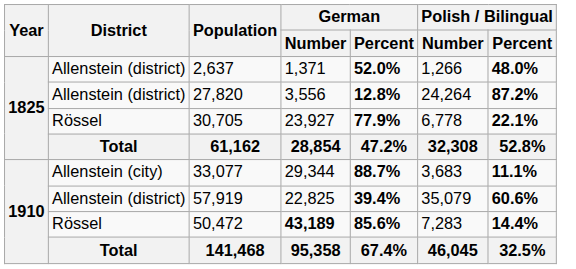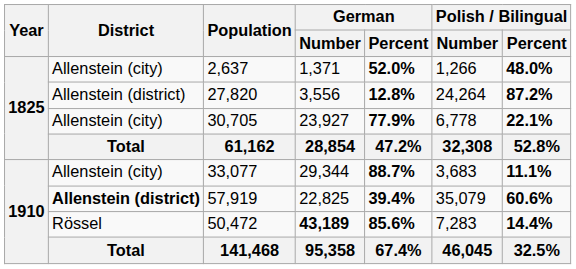(119, 69) Allenstein (district) -> (107, 69) Allenstein (city)
(77, 120) Rössel -> (107, 120) Allenstein (city)
(119, 198) normal -> (126, 198) bold
